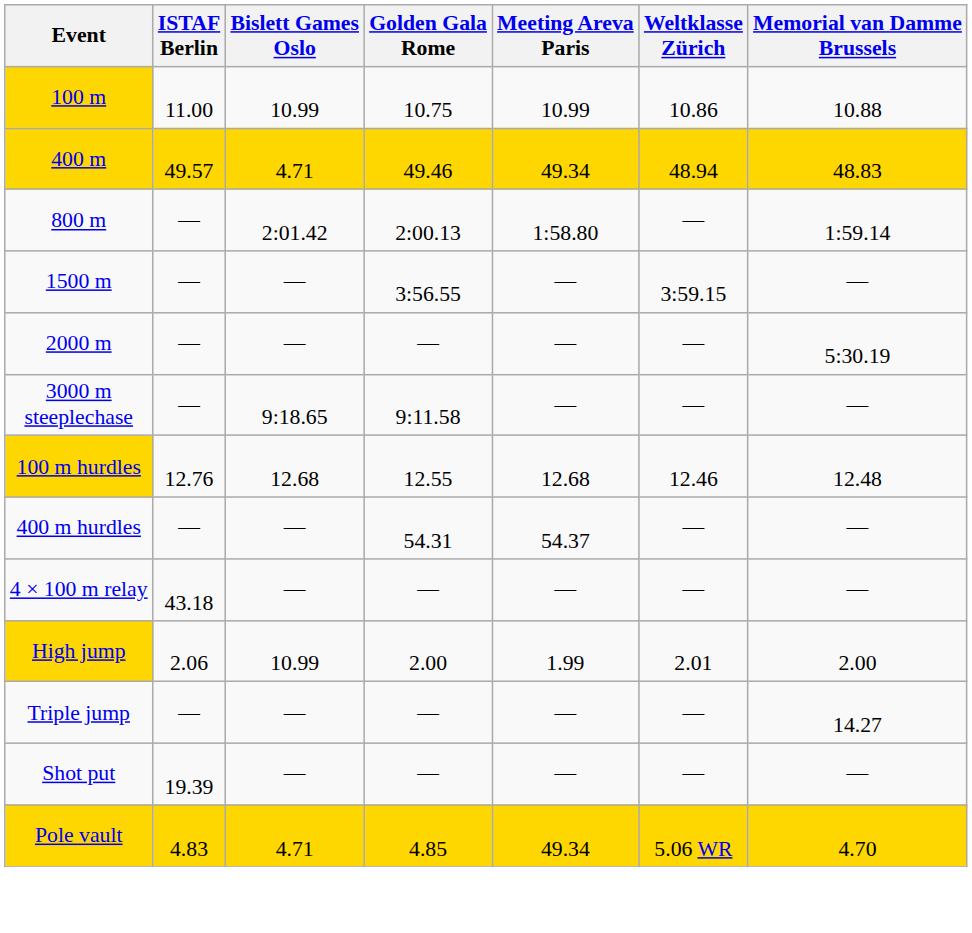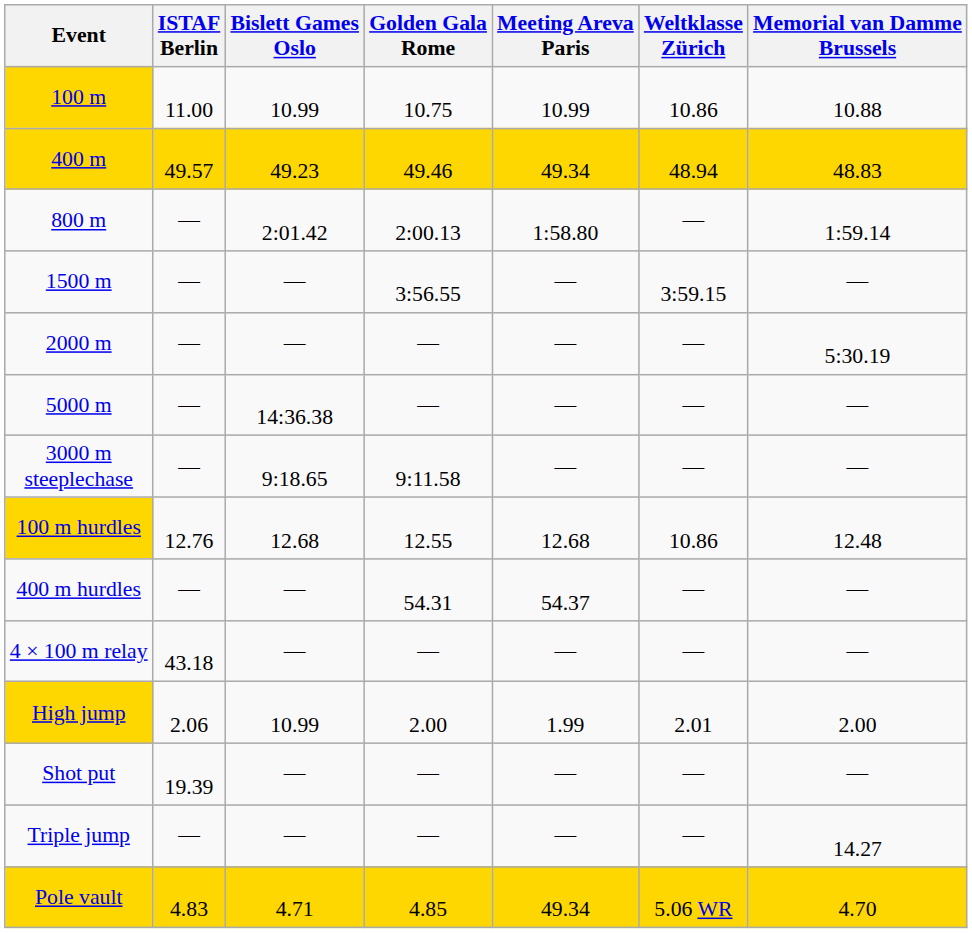(295, 171) 4.71 -> (295, 171) 49.23
+ row: (79, 404)
(693, 479) 12.46 -> (693, 540) 10.86
rows swapped: (79, 712) <-> (79, 774)
